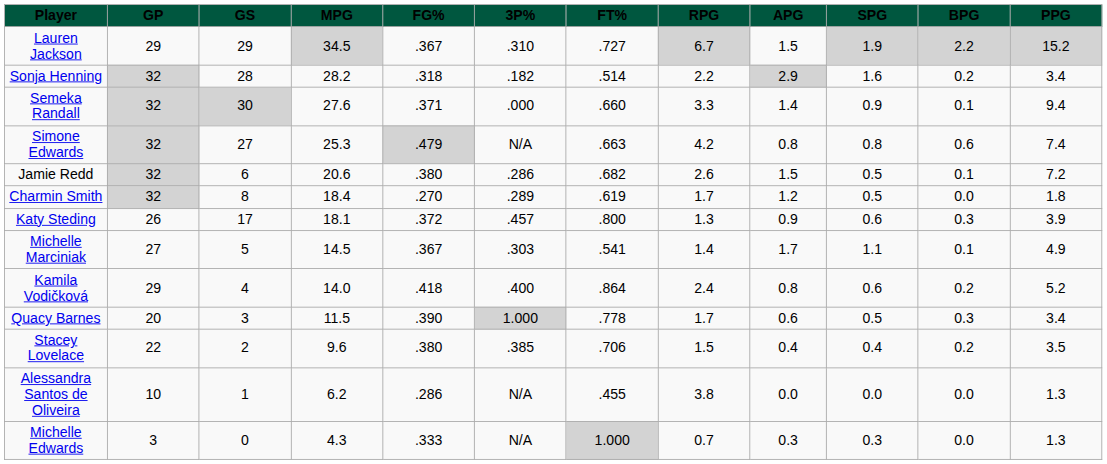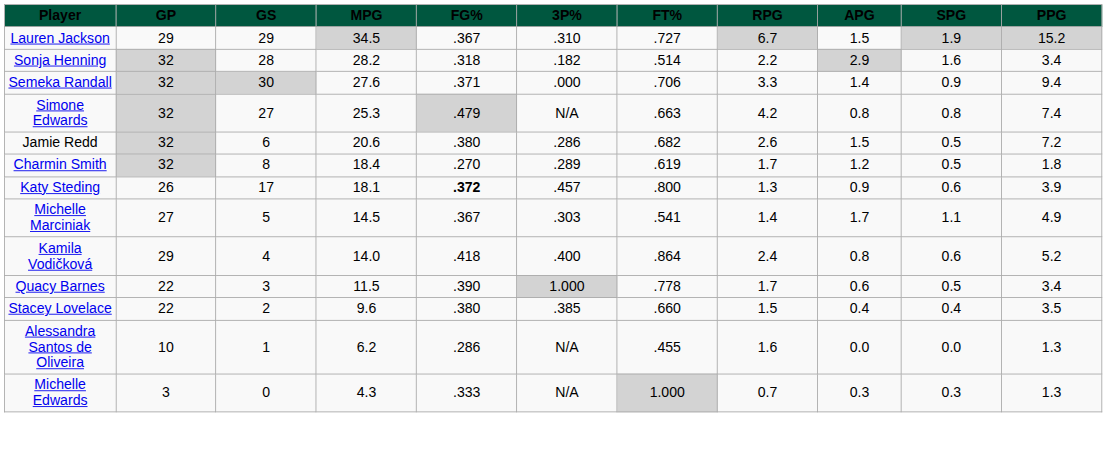- column: (964, 15)
(612, 106) .660 -> (667, 82) .706
(429, 219) normal -> (467, 187) bold
(153, 318) 20 -> (166, 286) 22
(612, 348) .706 -> (667, 308) .660
(704, 394) 3.8 -> (768, 346) 1.6
